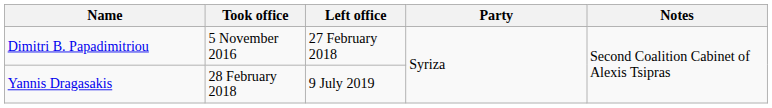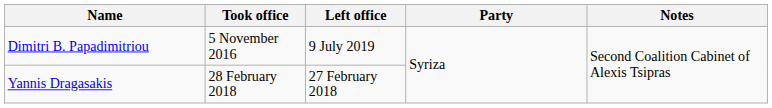(343, 45) 27 February 2018 -> (342, 45) 9 July 2019
(342, 84) 9 July 2019 -> (343, 84) 27 February 2018
